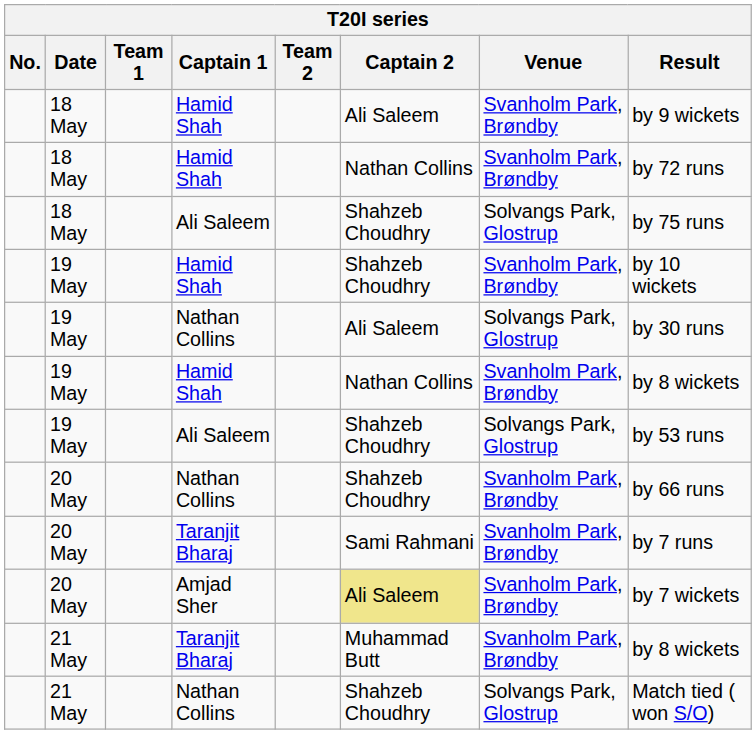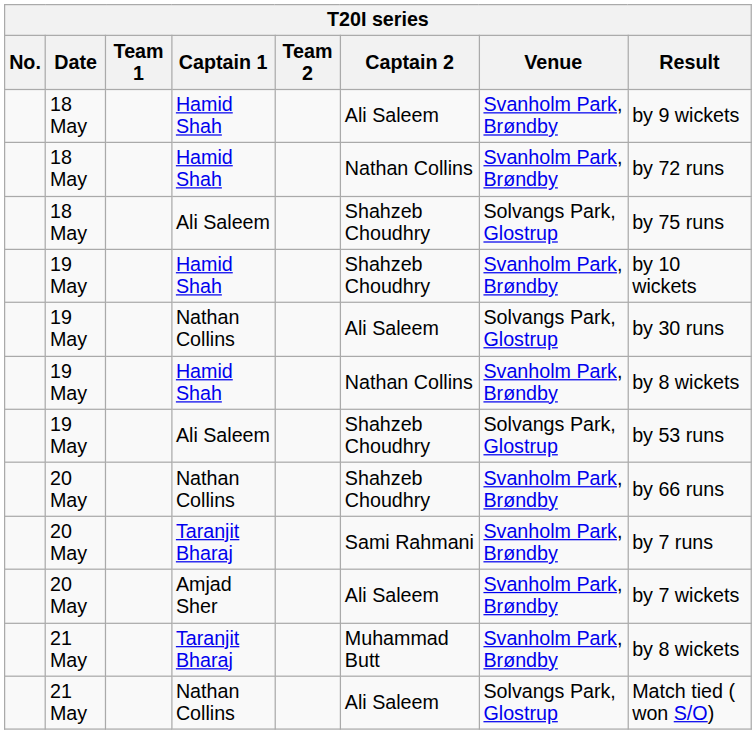(392, 595) khaki background -> (392, 595) no background
(387, 702) Shahzeb Choudhry -> (392, 702) Ali Saleem
